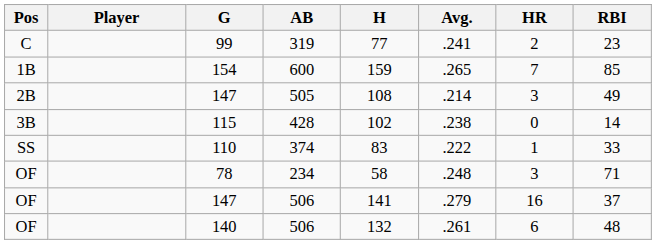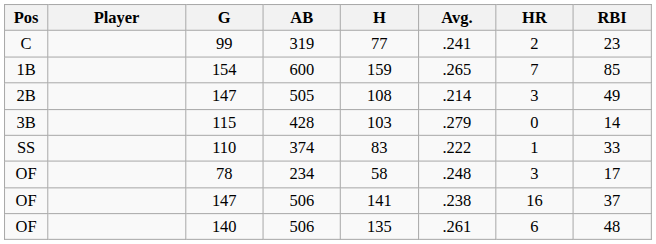(379, 122) 102 -> (379, 122) 103
(457, 122) .238 -> (457, 122) .279
(612, 174) 71 -> (612, 174) 17
(457, 200) .279 -> (457, 200) .238
(379, 226) 132 -> (379, 226) 135
